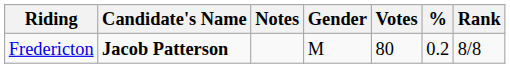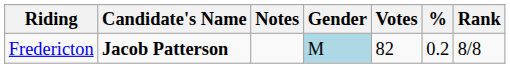(316, 48) no background -> (316, 48) lightblue background
(385, 48) 80 -> (385, 48) 82
